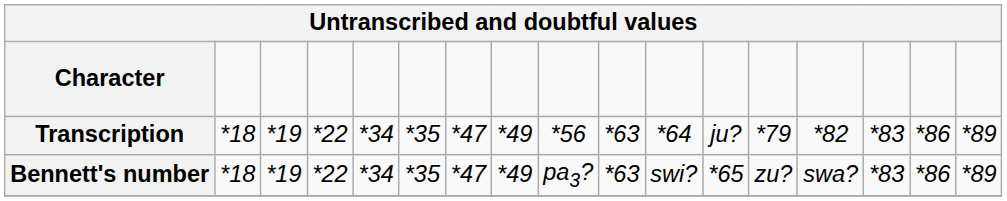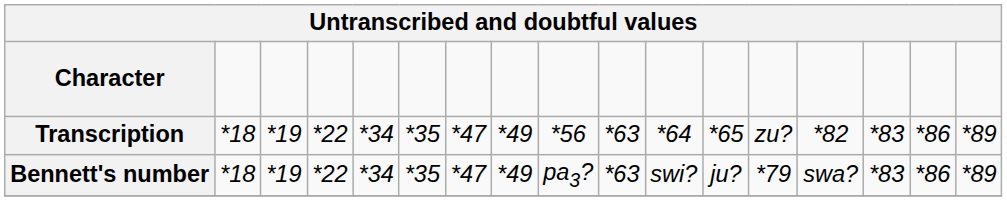(726, 135) ju? -> (726, 135) *65
(773, 135) *79 -> (773, 135) zu?
(726, 174) *65 -> (726, 174) ju?
(773, 174) zu? -> (773, 174) *79
